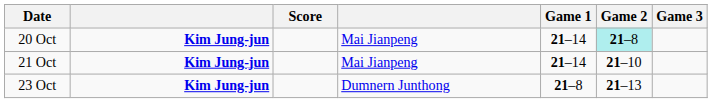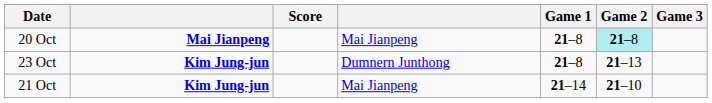(227, 39) Kim Jung-jun -> (228, 39) Mai Jianpeng
(568, 39) 21–14 -> (568, 39) 21–8
rows swapped: (37, 63) <-> (37, 86)
